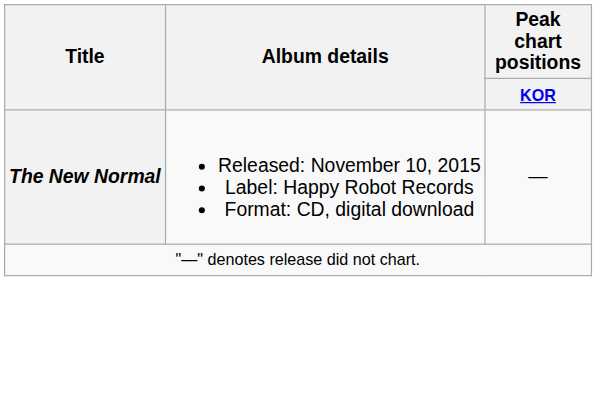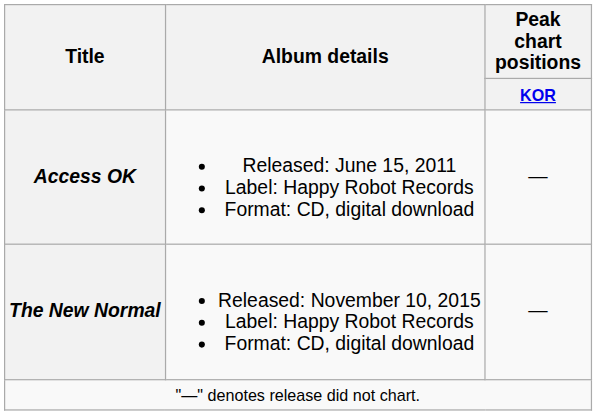+ row: (85, 176)
